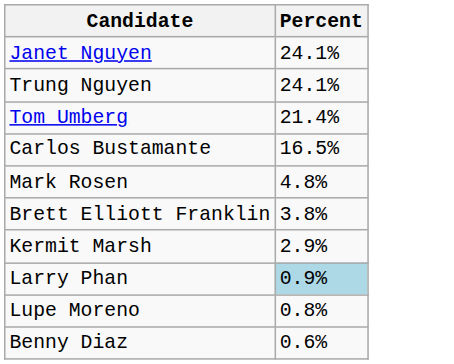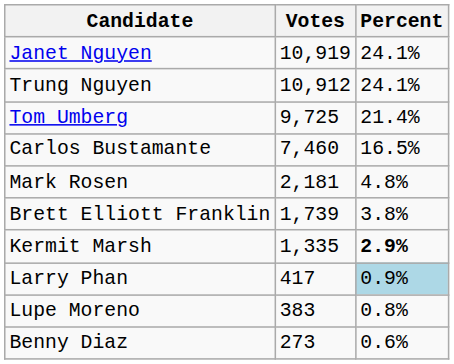+ column: (315, 21)
(303, 246) normal -> (384, 246) bold
